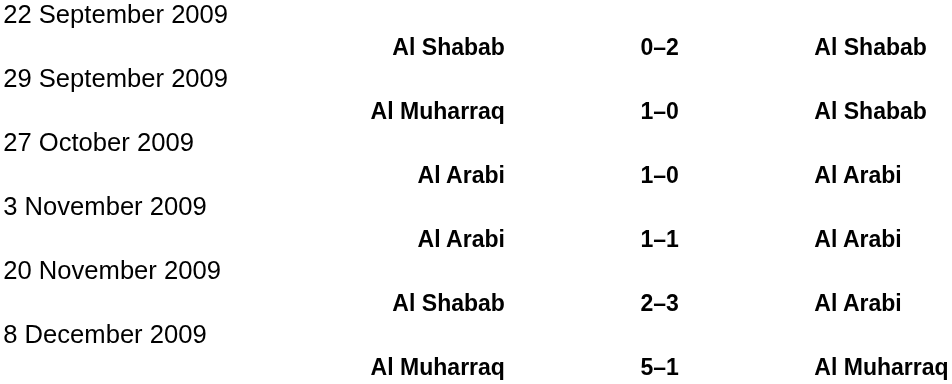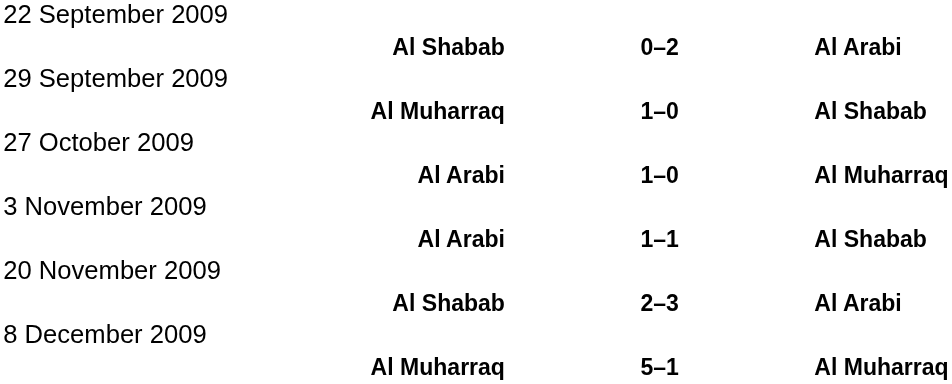(871, 47) Al Shabab -> (858, 47) Al Arabi
(858, 175) Al Arabi -> (882, 175) Al Muharraq
(858, 239) Al Arabi -> (871, 239) Al Shabab
